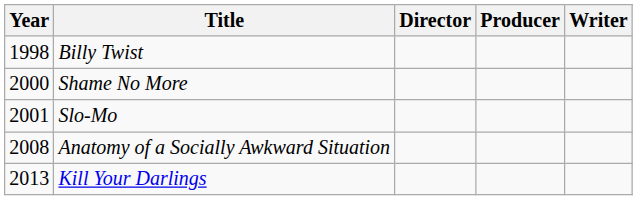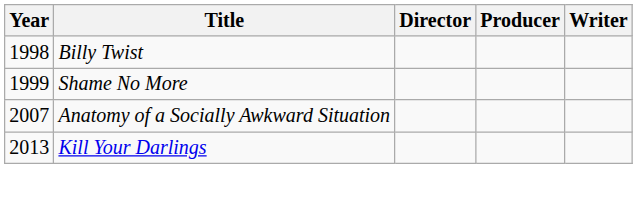(29, 83) 2000 -> (29, 83) 1999
- row: (88, 115)
(29, 147) 2008 -> (29, 115) 2007
